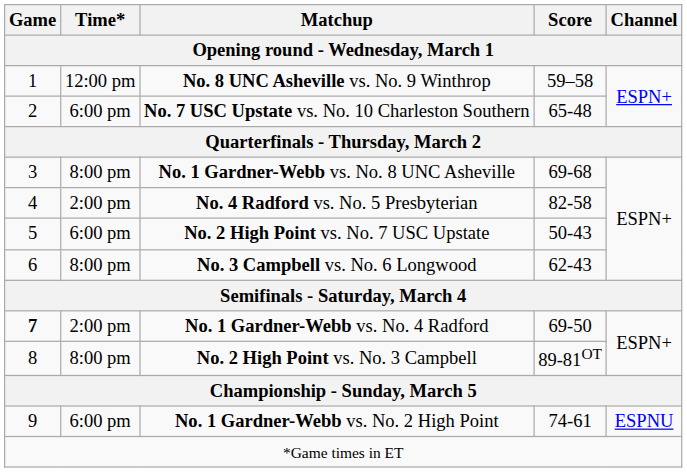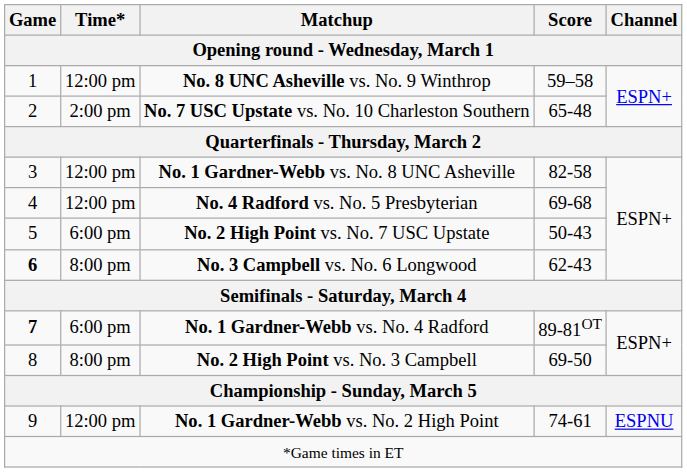(100, 111) 6:00 pm -> (100, 111) 2:00 pm
(100, 172) 8:00 pm -> (100, 172) 12:00 pm
(570, 172) 69-68 -> (570, 172) 82-58
(100, 203) 2:00 pm -> (100, 203) 12:00 pm
(570, 203) 82-58 -> (570, 203) 69-68
(33, 264) normal -> (33, 264) bold
(100, 325) 2:00 pm -> (100, 327) 6:00 pm
(570, 325) 69-50 -> (570, 327) 89-81OT
(570, 358) 89-81OT -> (570, 360) 69-50
(100, 421) 6:00 pm -> (100, 421) 12:00 pm
